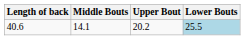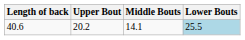columns swapped: (157, 12) <-> (101, 12)
